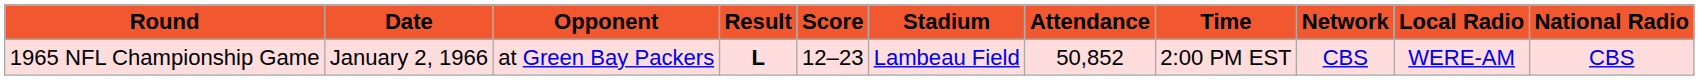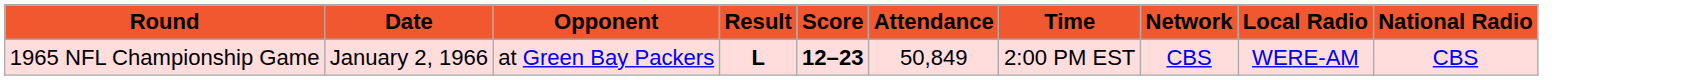- column: (947, 22)
(833, 57) normal -> (833, 57) bold
(1090, 57) 50,852 -> (934, 57) 50,849
